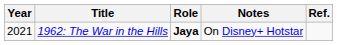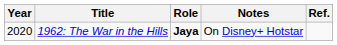(20, 31) 2021 -> (20, 31) 2020
